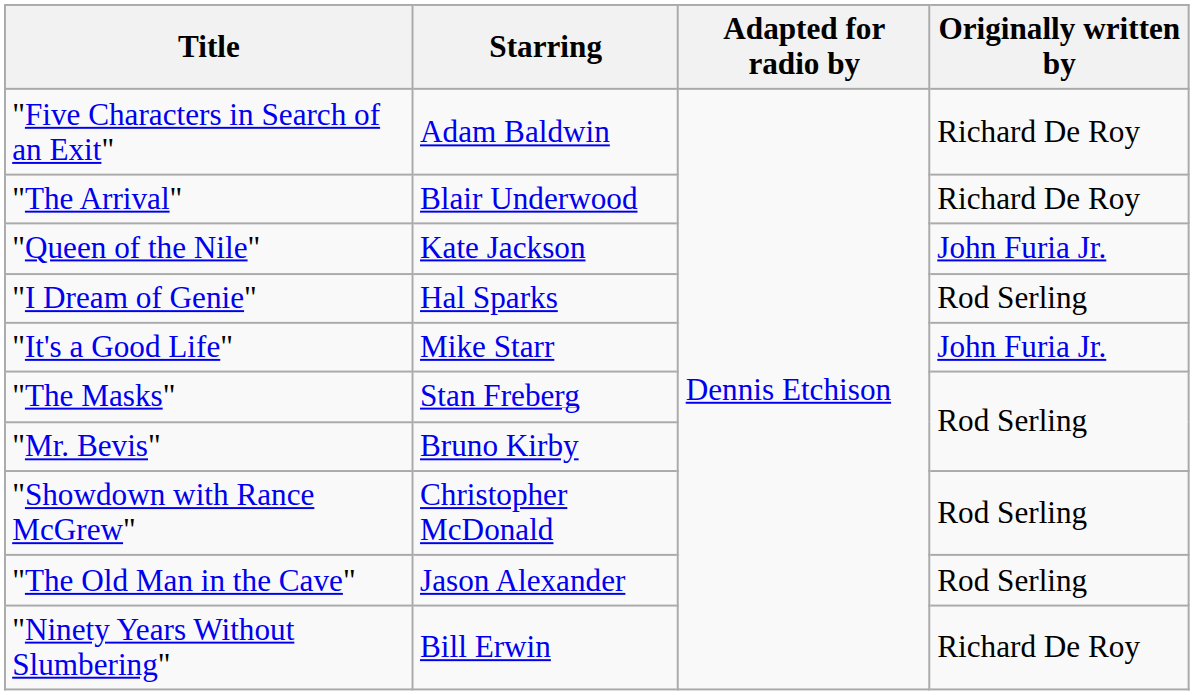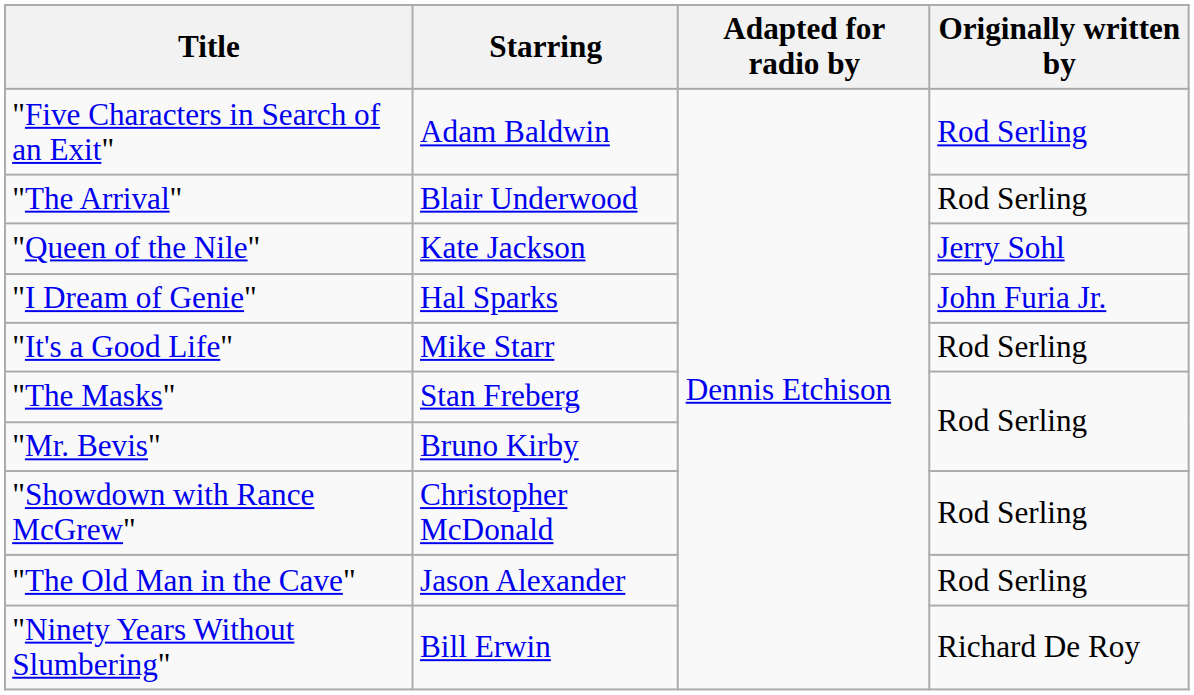(1039, 131) Richard De Roy -> (1012, 131) Rod Serling
(1039, 198) Richard De Roy -> (1012, 198) Rod Serling
(1022, 247) John Furia Jr. -> (1001, 247) Jerry Sohl
(1012, 297) Rod Serling -> (1022, 297) John Furia Jr.
(1022, 346) John Furia Jr. -> (1012, 346) Rod Serling
